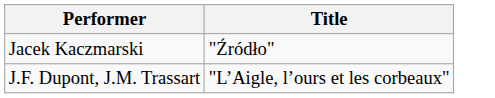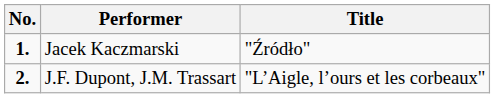+ column: (23, 19)
